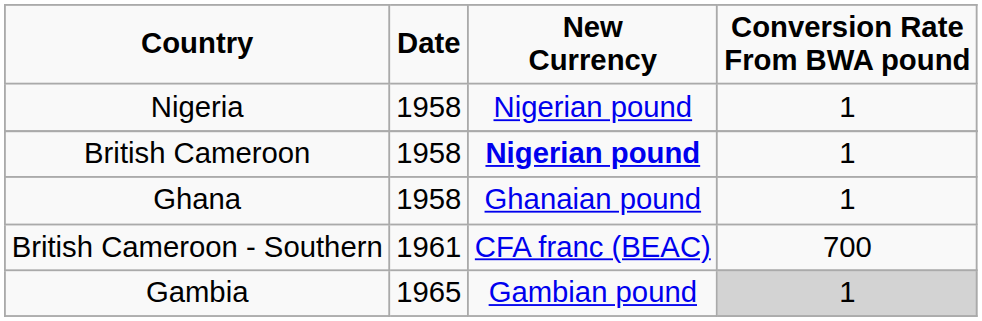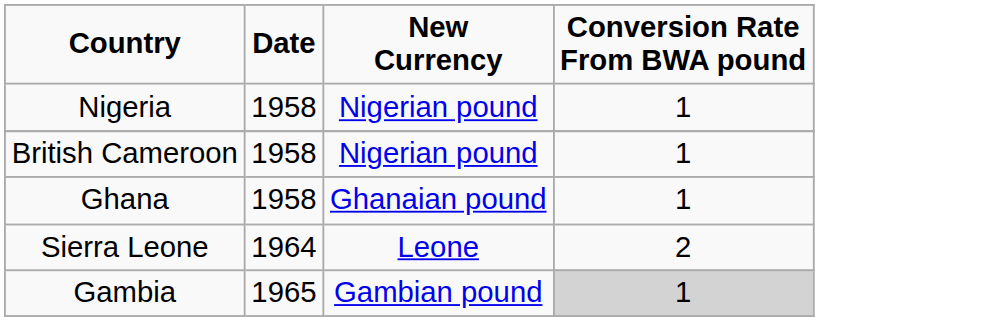(593, 153) bold -> (438, 153) normal
- row: (197, 246)
+ row: (125, 246)
